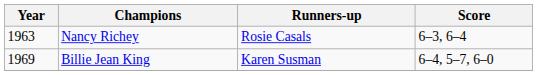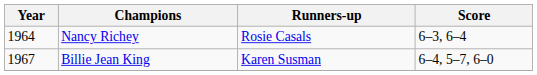(21, 37) 1963 -> (21, 37) 1964
(21, 59) 1969 -> (21, 59) 1967
